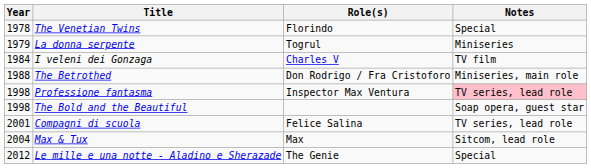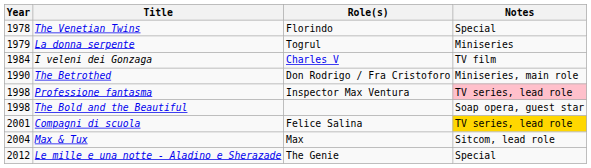(18, 76) 1988 -> (18, 76) 1990
(514, 124) no background -> (514, 124) gold background
